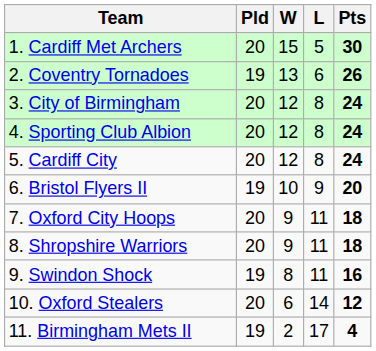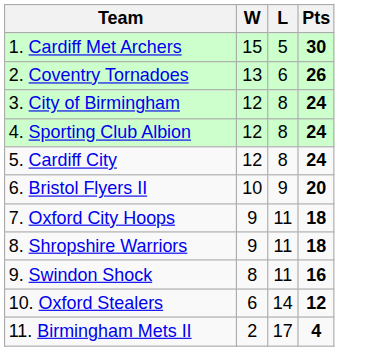- column: (255, 18)
